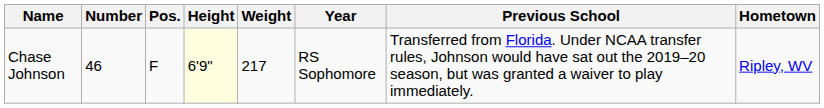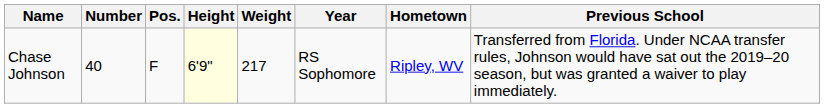columns swapped: (778, 16) <-> (561, 16)
(94, 65) 46 -> (94, 65) 40
